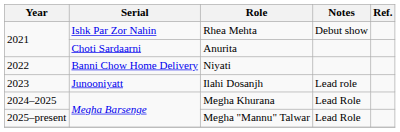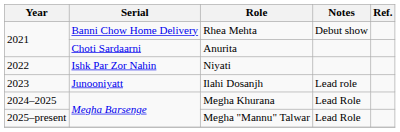(114, 30) Ishk Par Zor Nahin -> (135, 30) Banni Chow Home Delivery
(135, 65) Banni Chow Home Delivery -> (114, 65) Ishk Par Zor Nahin
